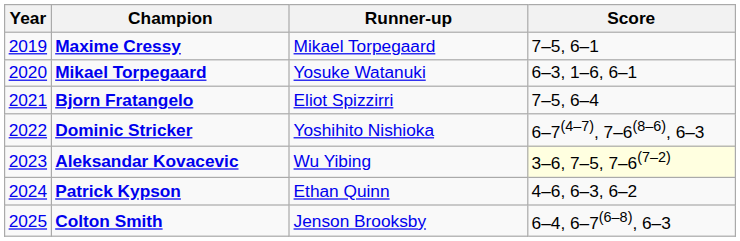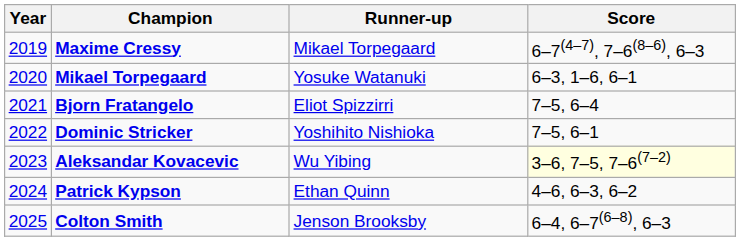(565, 46) 7–5, 6–1 -> (618, 48) 6–7(4–7), 7–6(8–6), 6–3
(618, 130) 6–7(4–7), 7–6(8–6), 6–3 -> (565, 132) 7–5, 6–1
